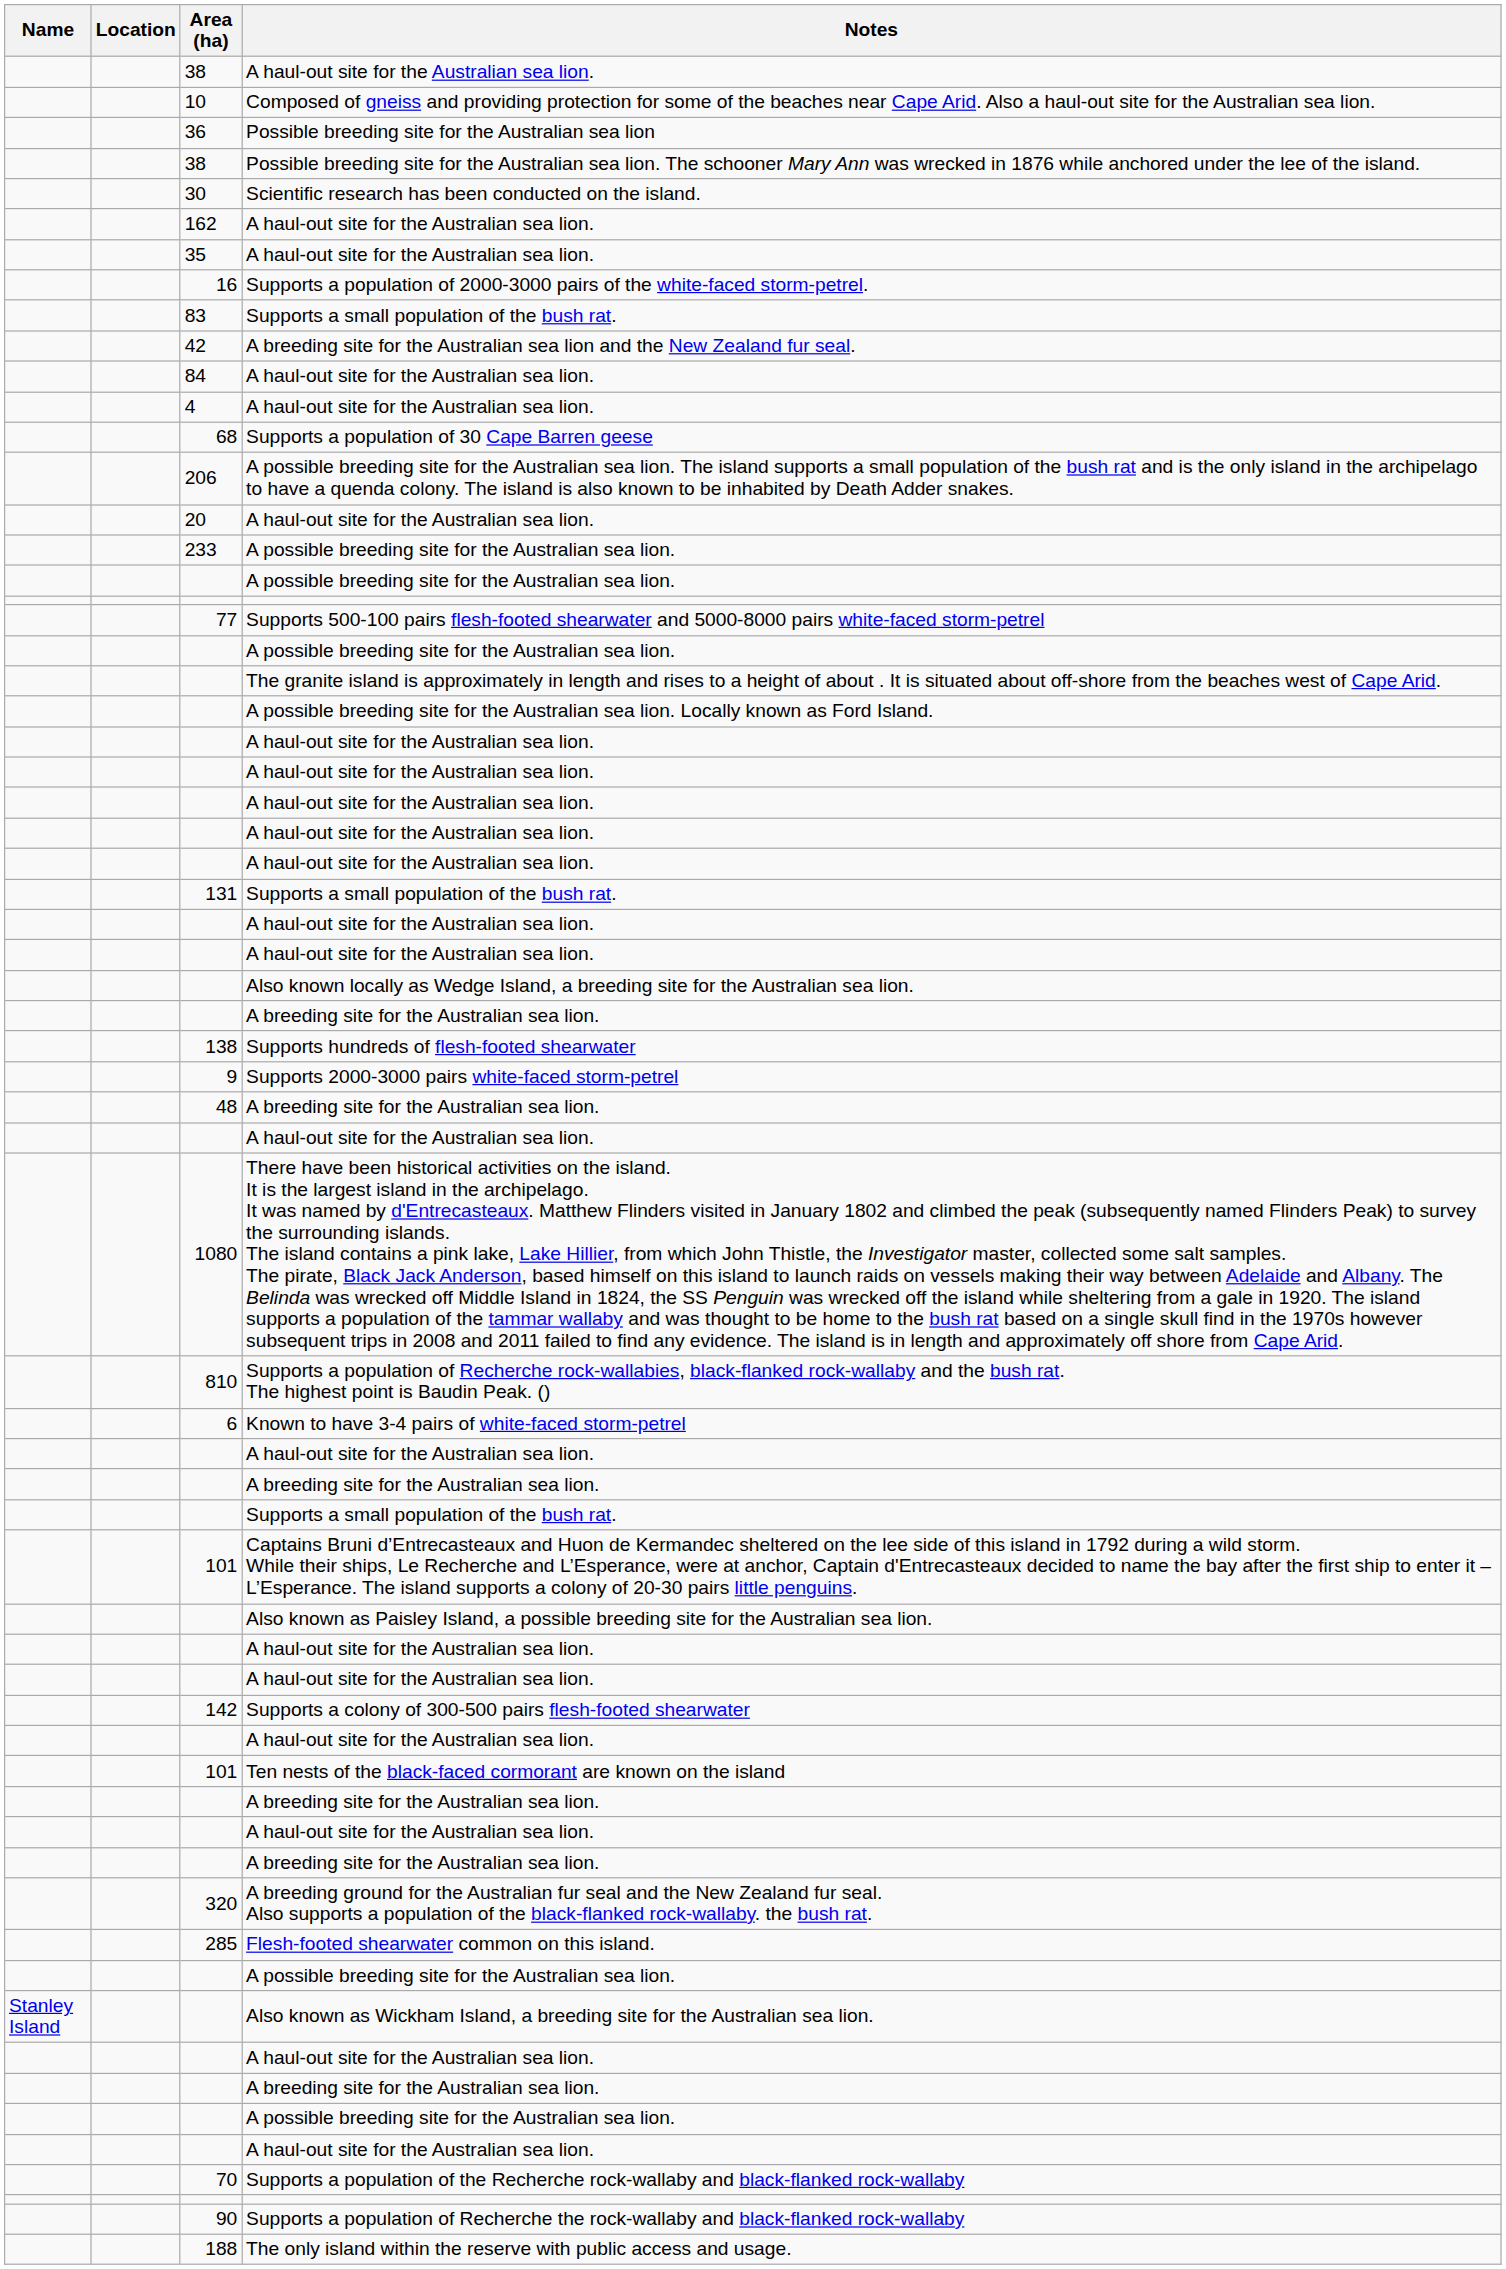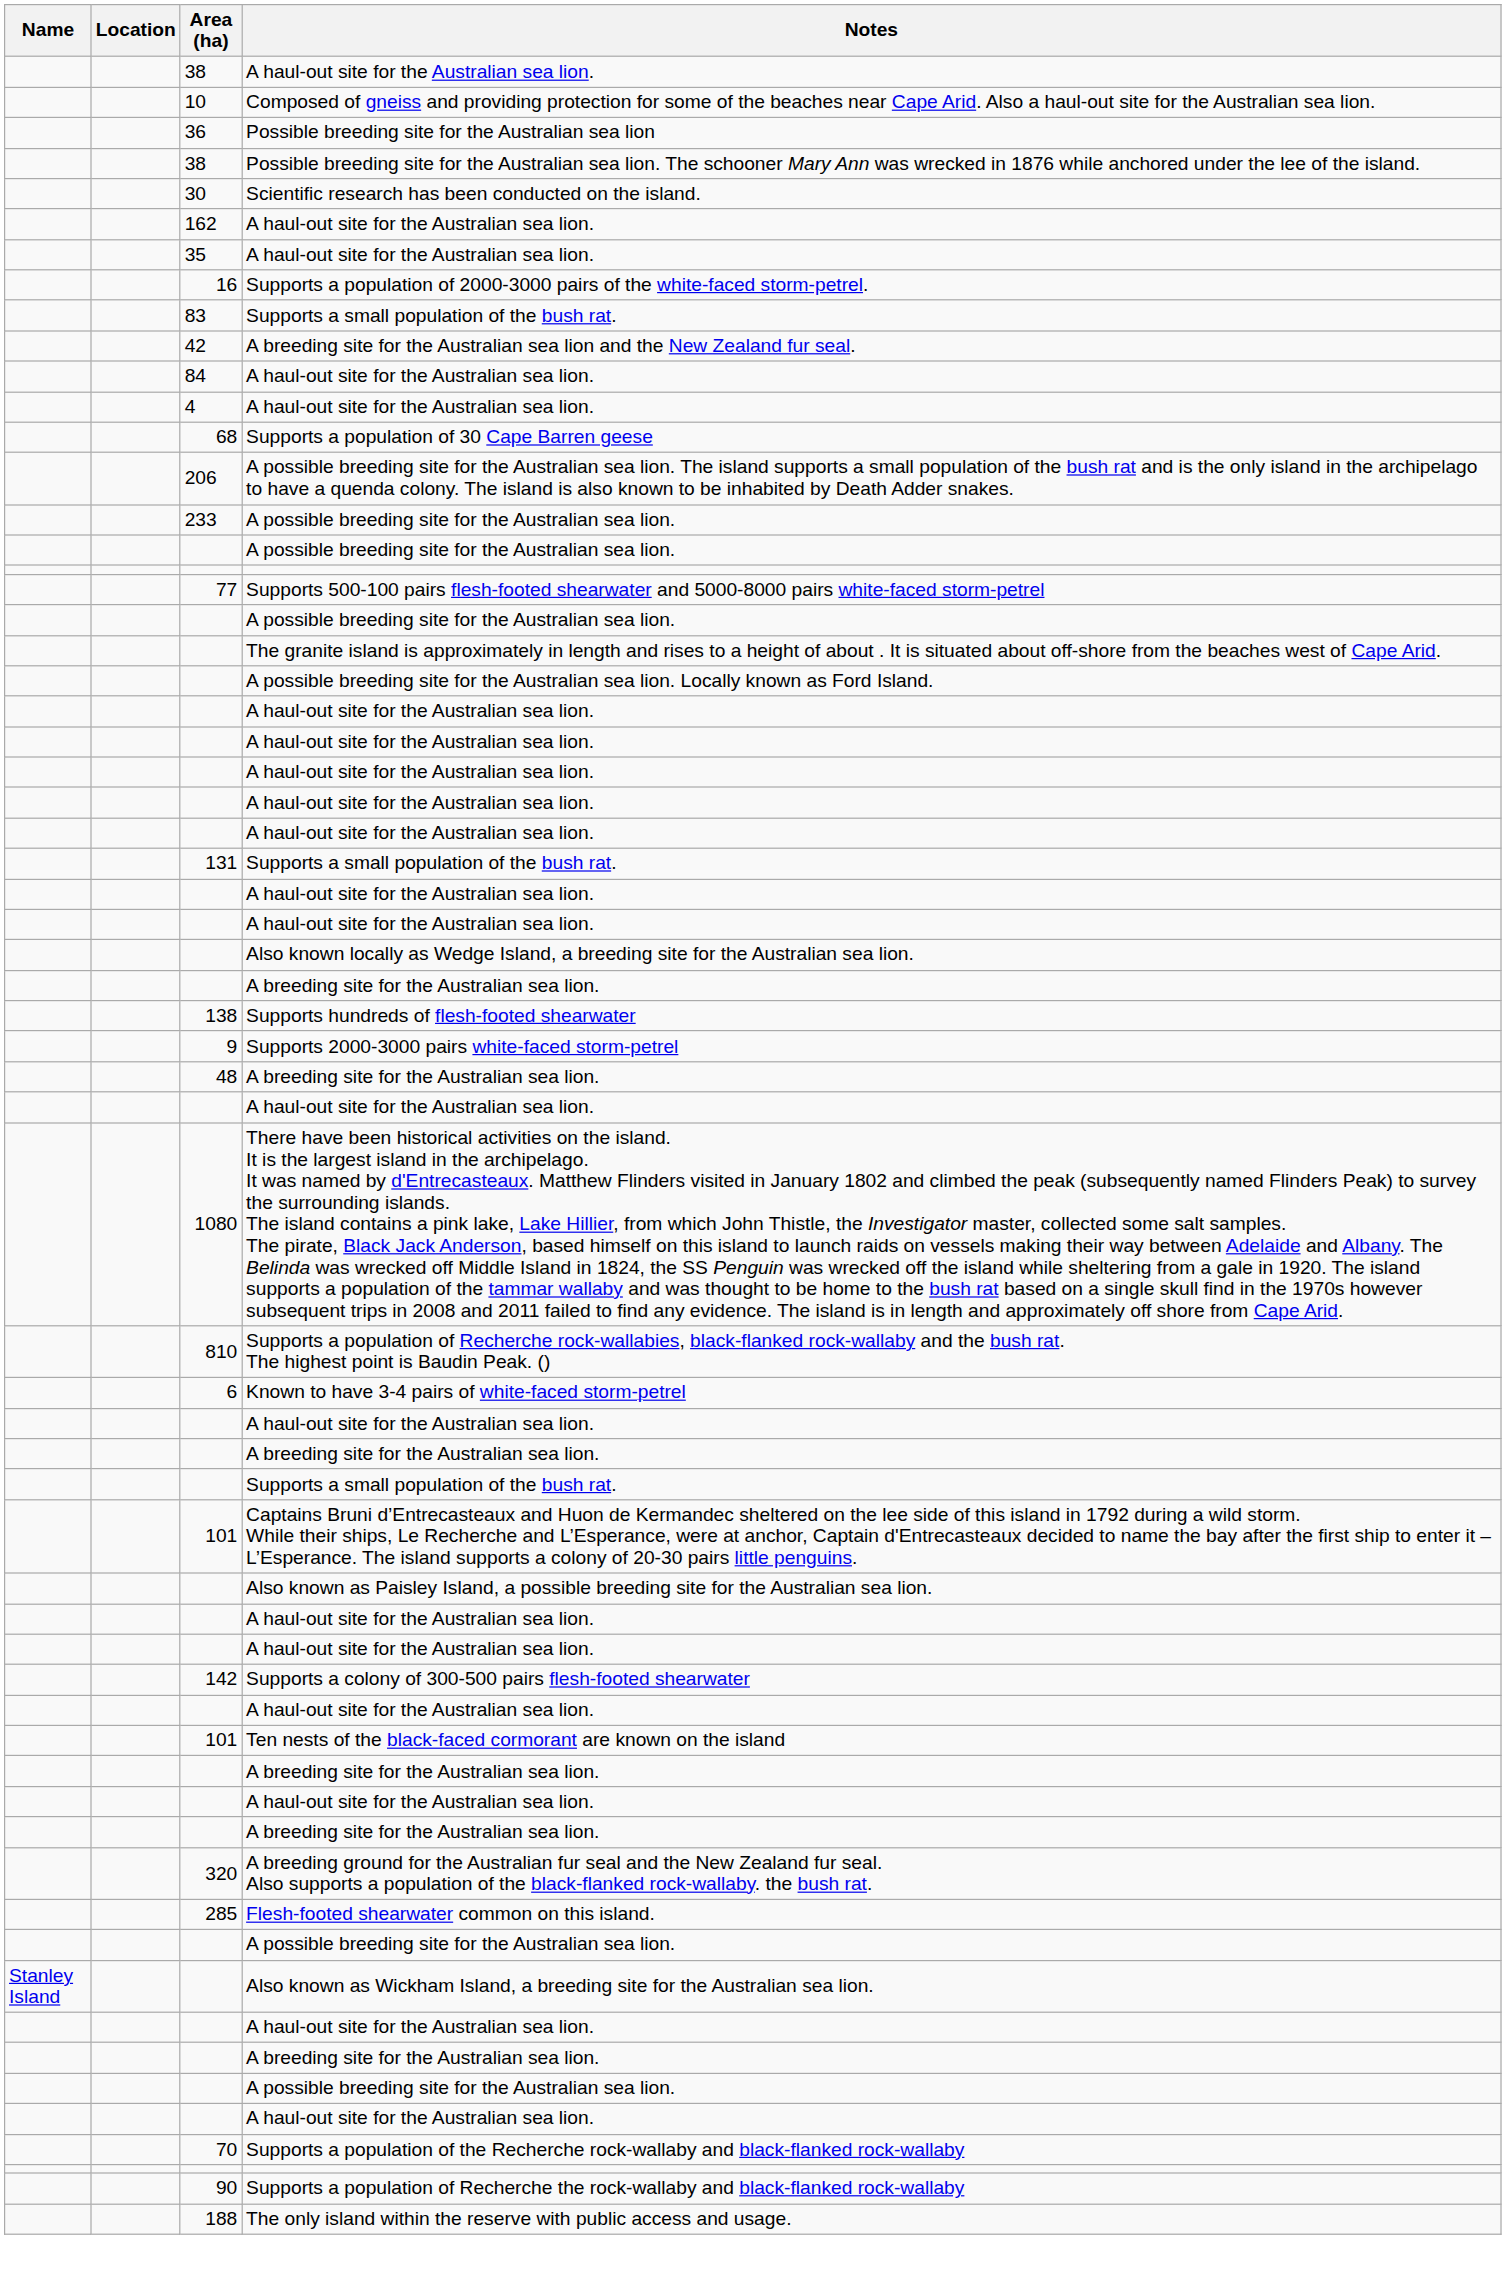- row: (195, 519)
